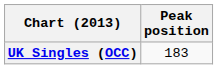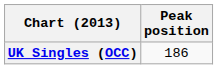(176, 53) 183 -> (176, 53) 186
